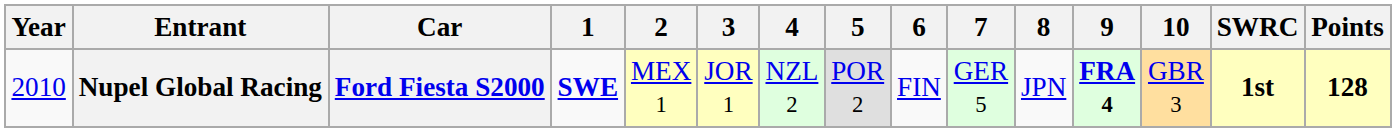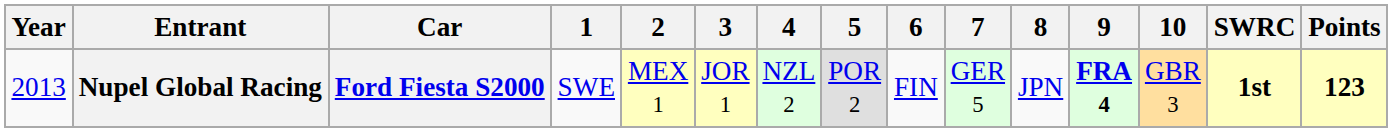(39, 87) 2010 -> (39, 87) 2013
(588, 87) bold -> (586, 87) normal
(1347, 87) 128 -> (1344, 87) 123
